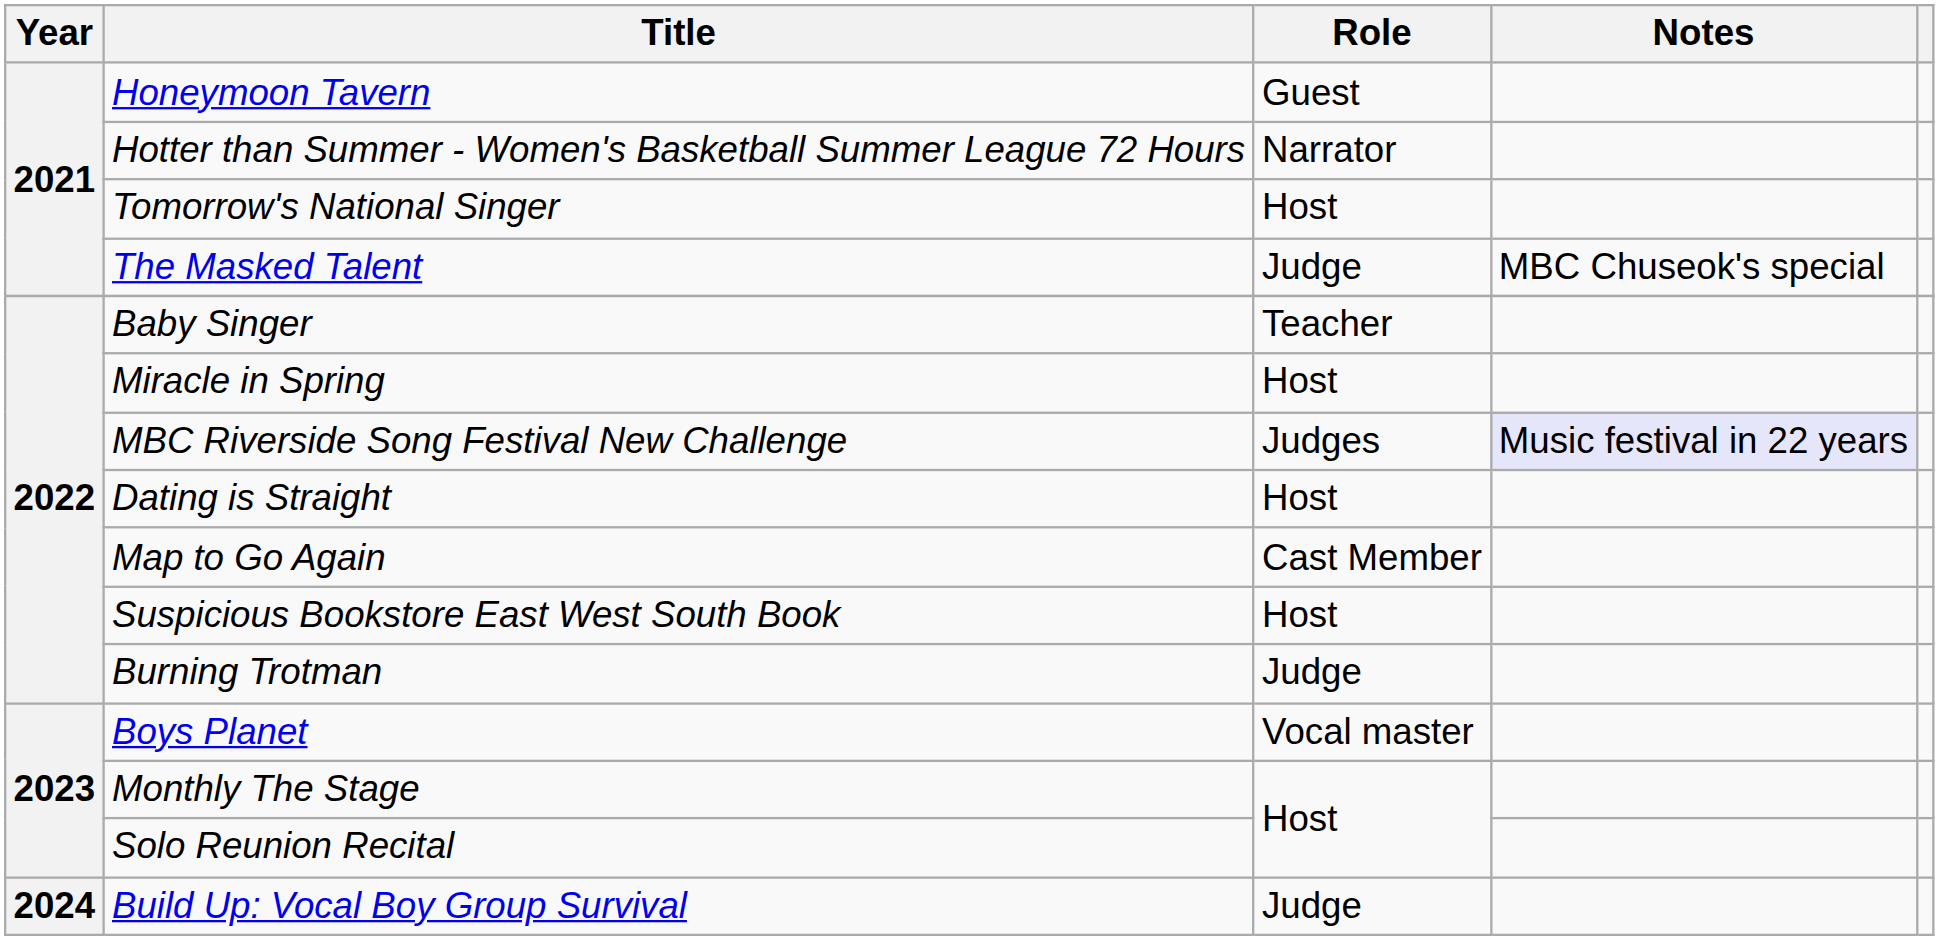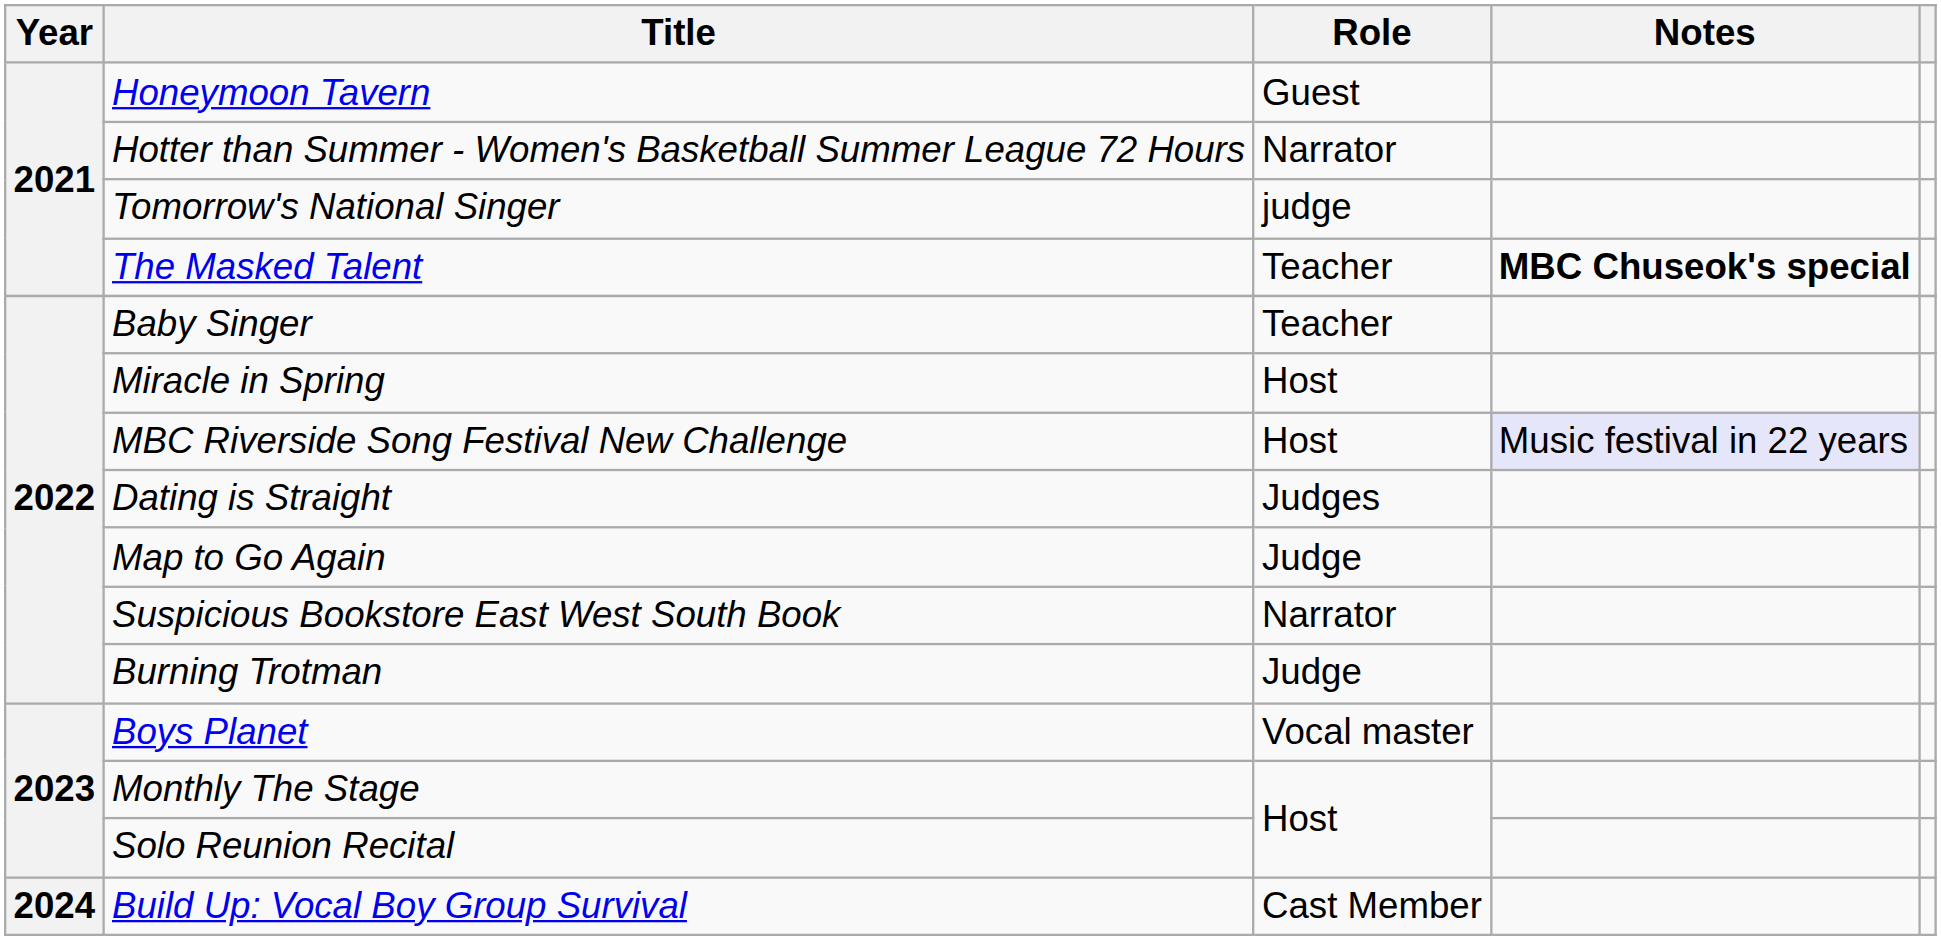(1300, 207) Host -> (1307, 207) judge
(1312, 265) Judge -> (1327, 265) Teacher
(1692, 265) normal -> (1705, 265) bold
(1321, 440) Judges -> (1300, 440) Host
(1300, 498) Host -> (1321, 498) Judges
(1372, 556) Cast Member -> (1312, 556) Judge
(1300, 614) Host -> (1329, 614) Narrator
(1312, 905) Judge -> (1372, 905) Cast Member
